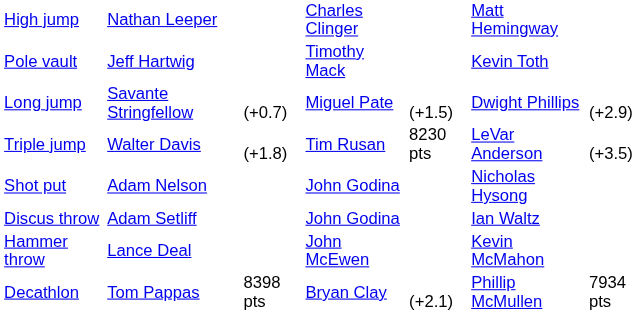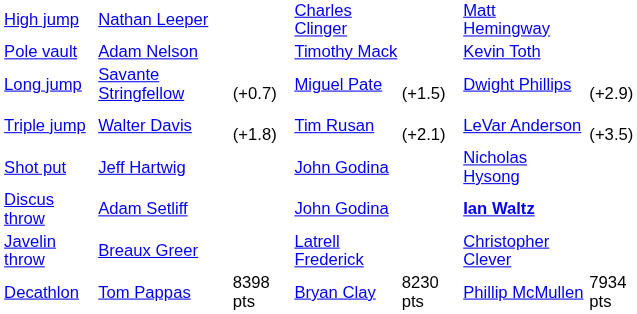(151, 61) Jeff Hartwig -> (148, 52) Adam Nelson
(428, 144) 8230 pts -> (424, 135) (+2.1)
(157, 186) Adam Nelson -> (142, 167) Jeff Hartwig
(506, 218) normal -> (499, 209) bold
- row: (36, 250)
+ row: (30, 250)
(431, 301) (+2.1) -> (420, 292) 8230 pts
